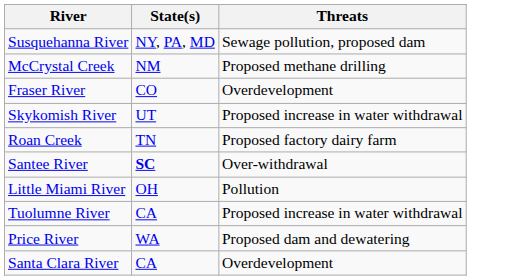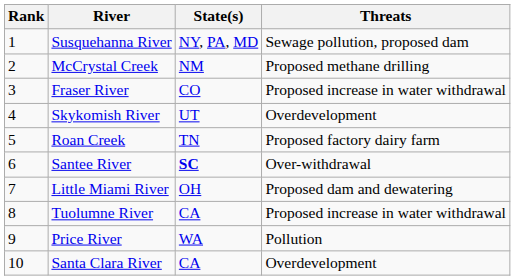+ column: (26, 16)
(278, 90) Overdevelopment -> (386, 90) Proposed increase in water withdrawal
(342, 115) Proposed increase in water withdrawal -> (321, 115) Overdevelopment
(250, 189) Pollution -> (359, 189) Proposed dam and dewatering
(316, 238) Proposed dam and dewatering -> (294, 238) Pollution
